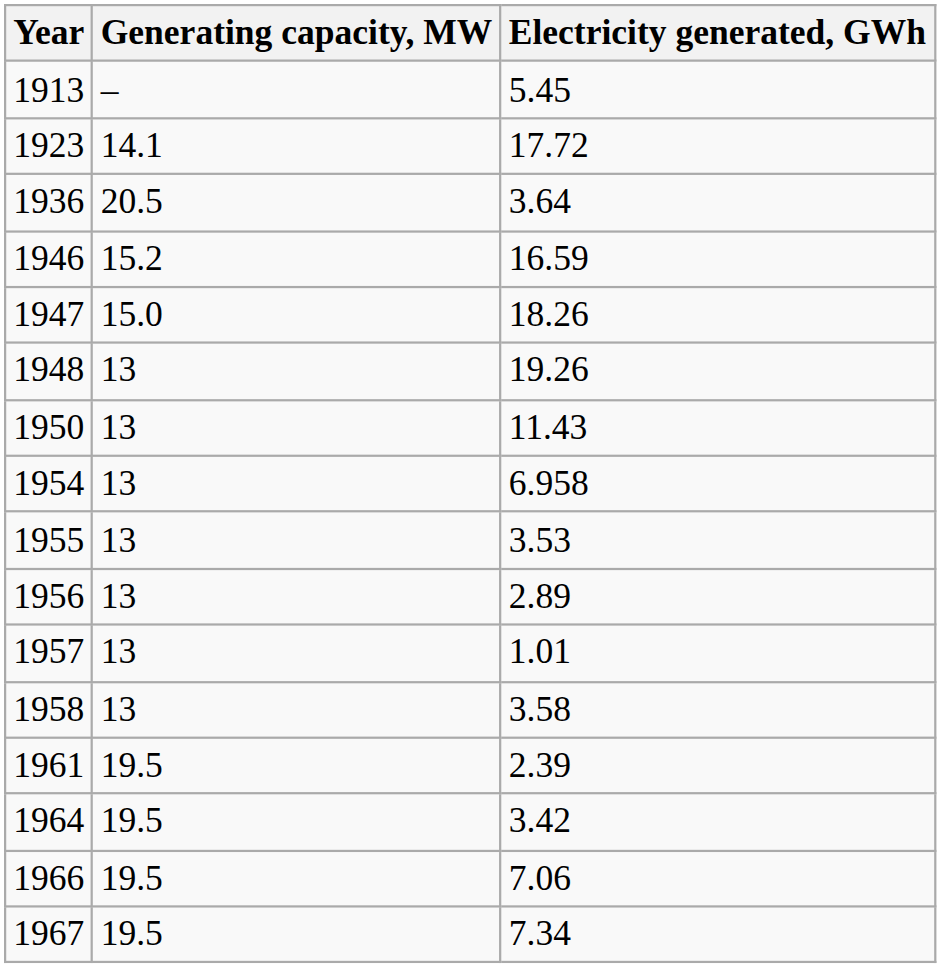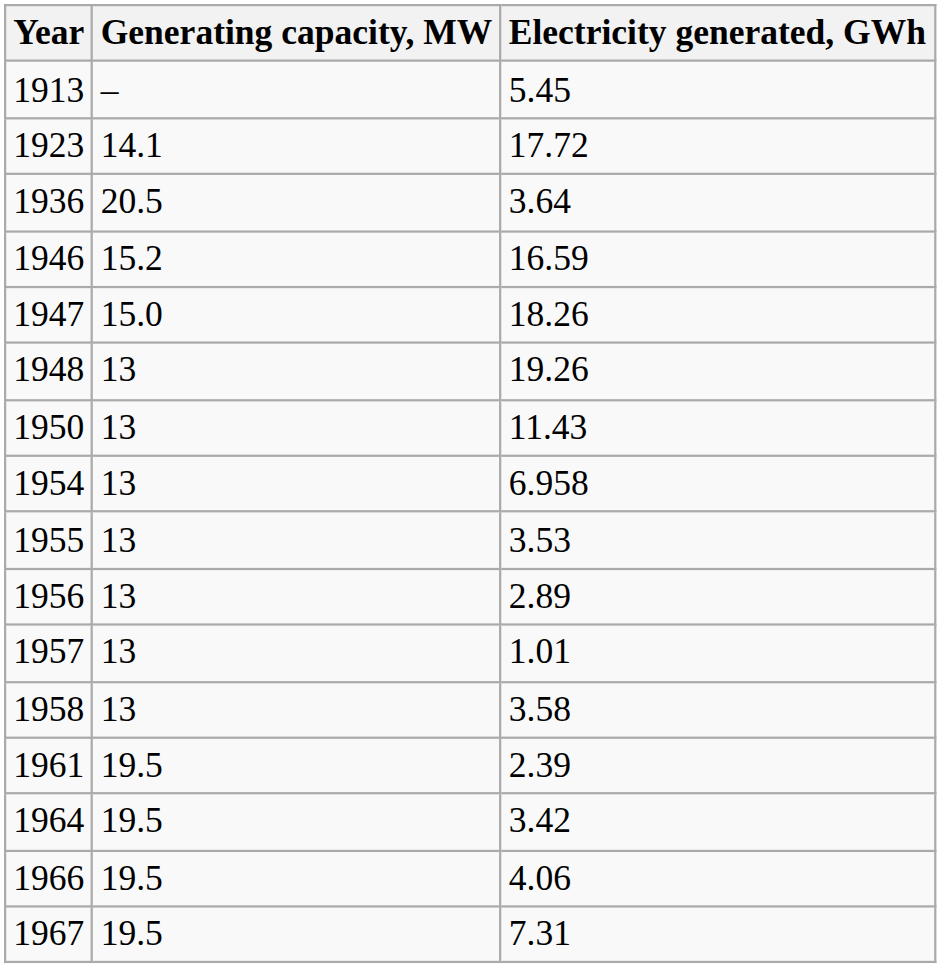(540, 877) 7.06 -> (540, 877) 4.06
(540, 933) 7.34 -> (540, 933) 7.31
